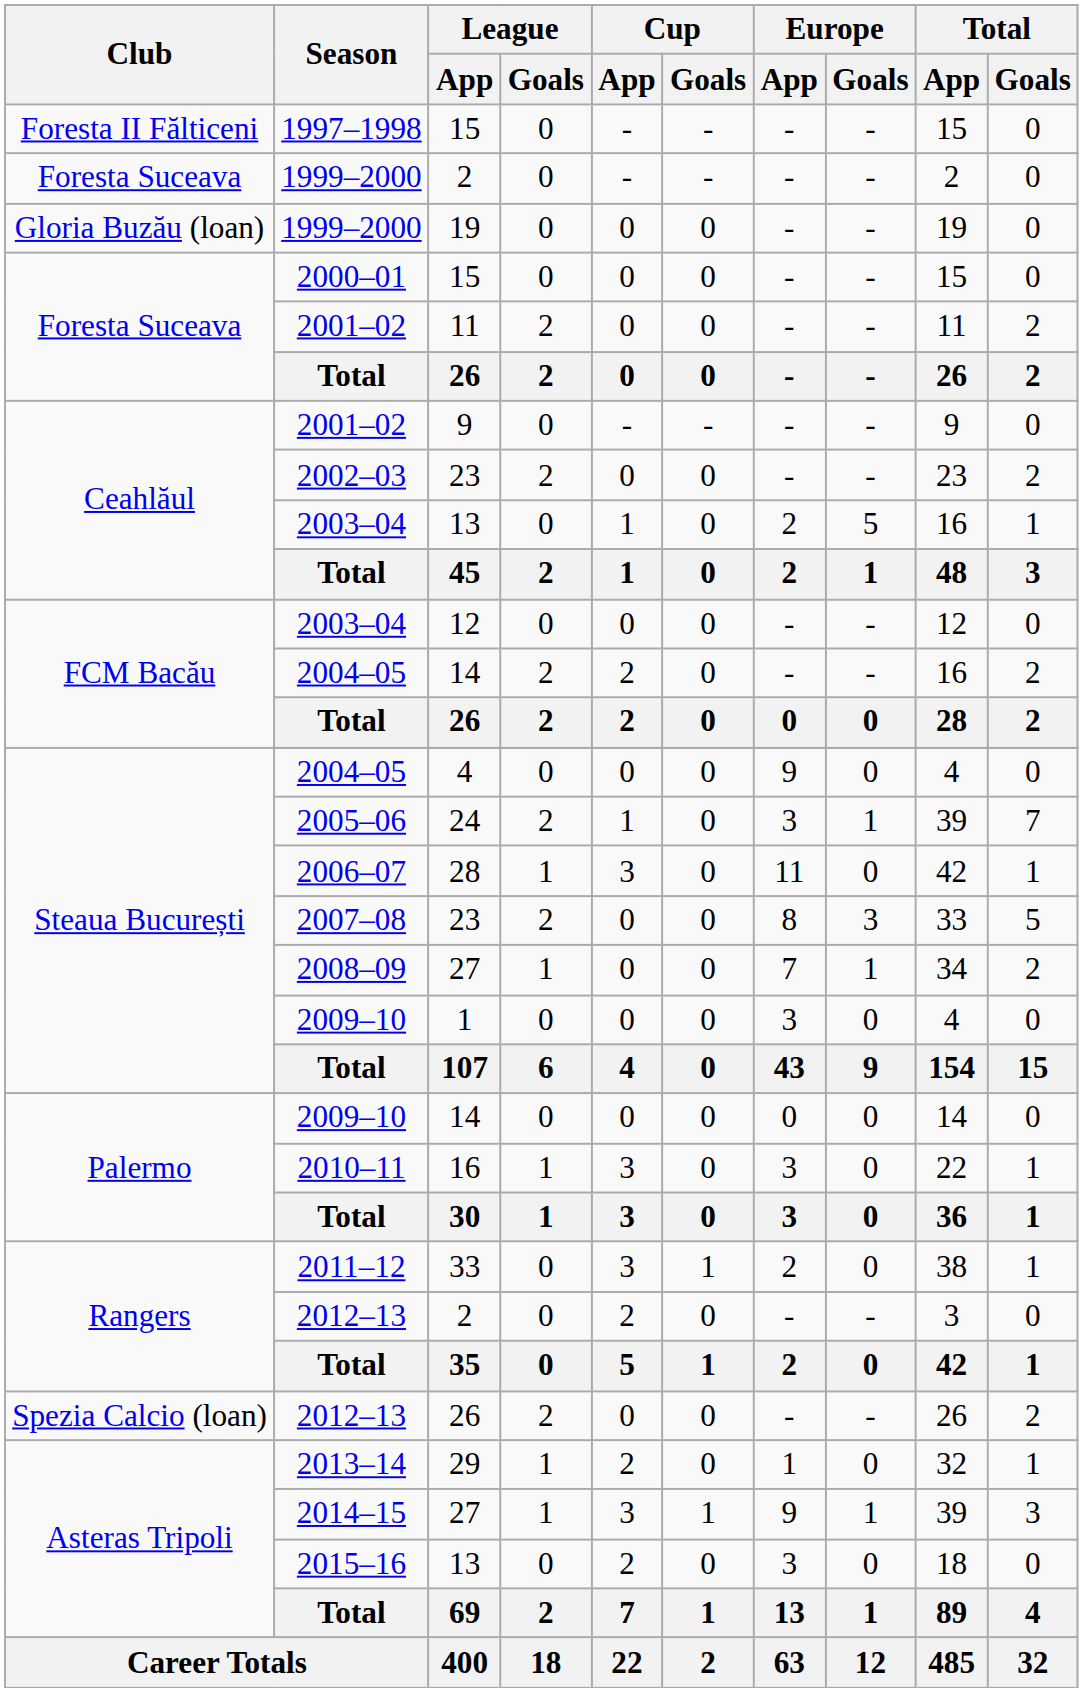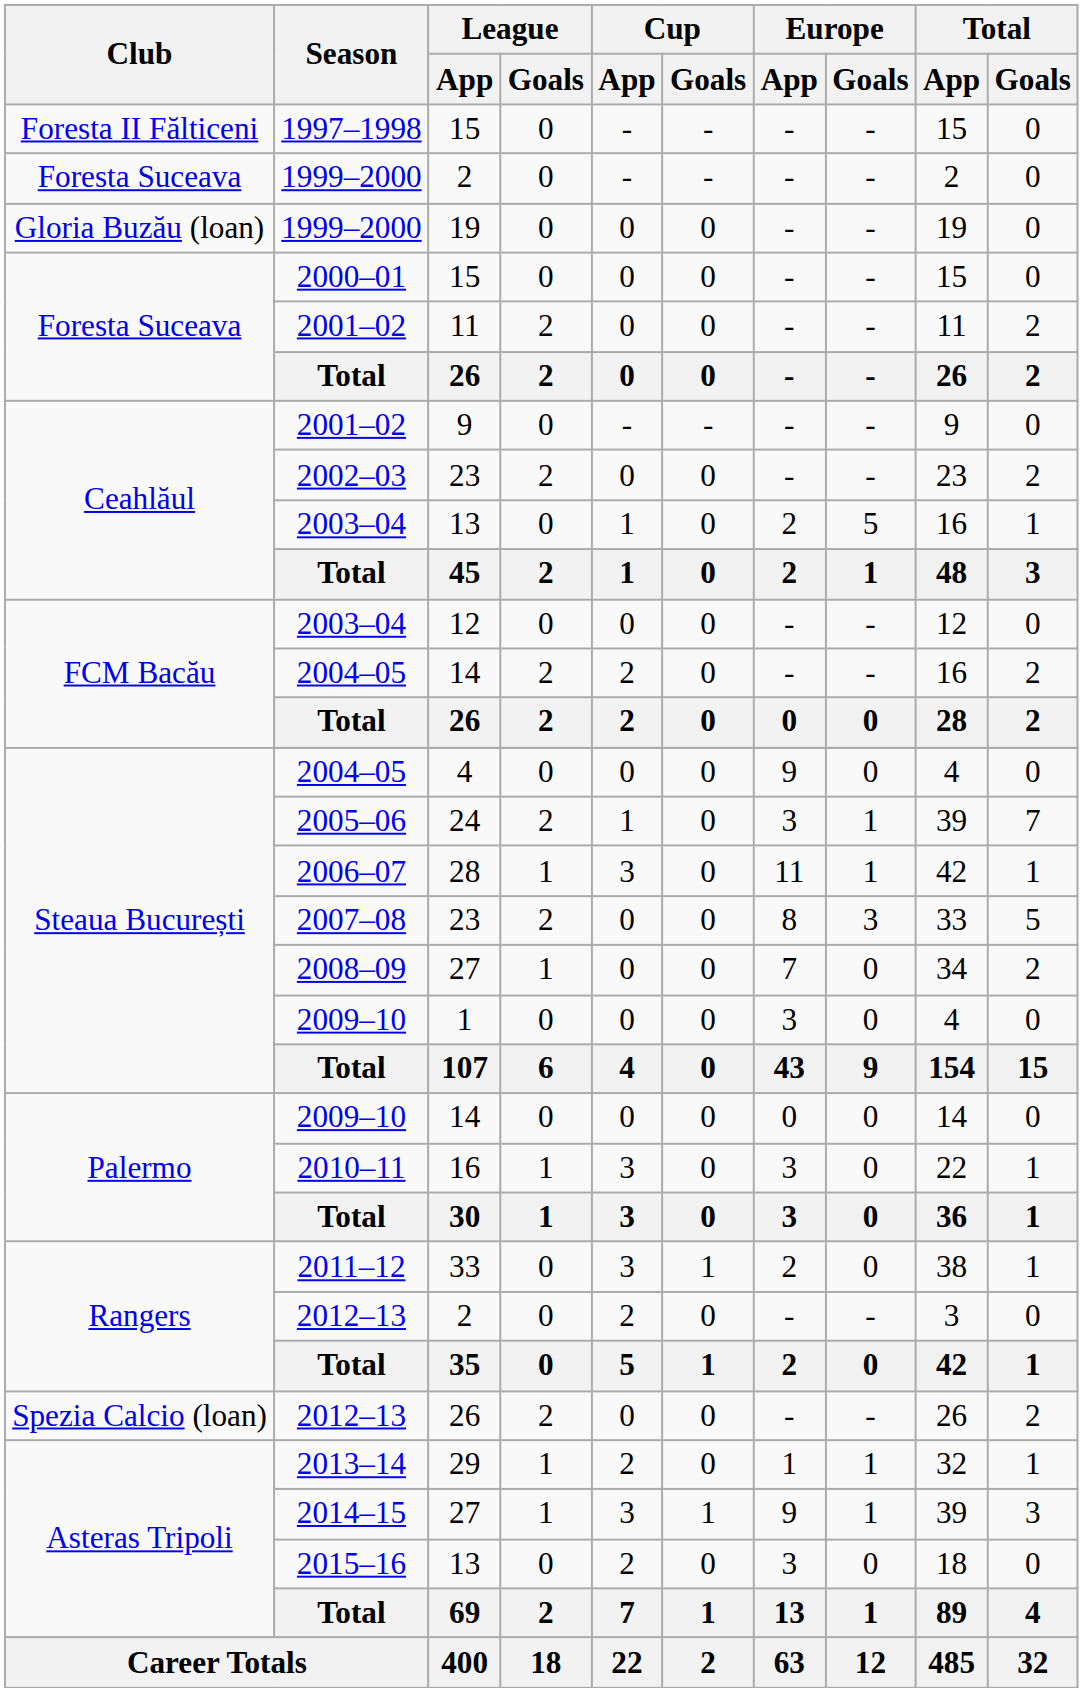(870, 870) 0 -> (870, 870) 1
(870, 969) 1 -> (870, 969) 0
(870, 1464) 0 -> (870, 1464) 1
